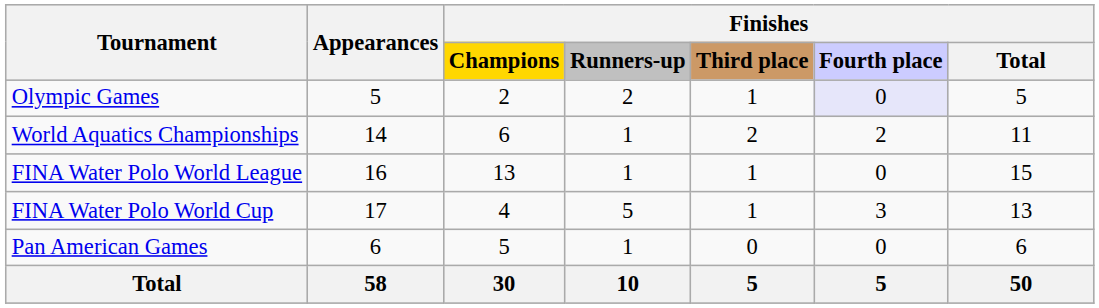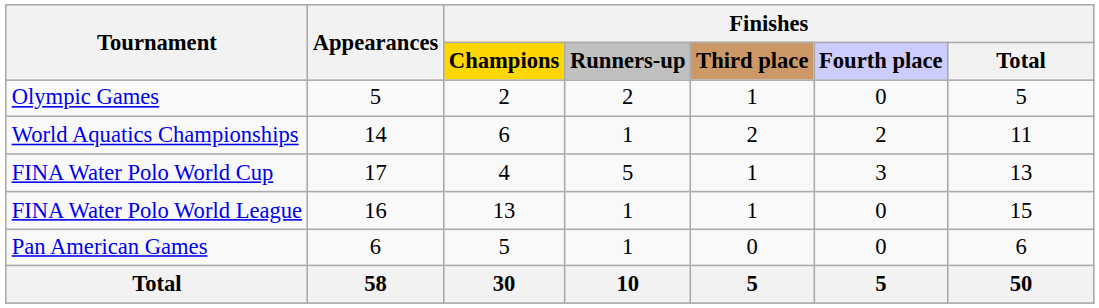(881, 98) lavender background -> (881, 98) no background
rows swapped: (143, 209) <-> (157, 172)
